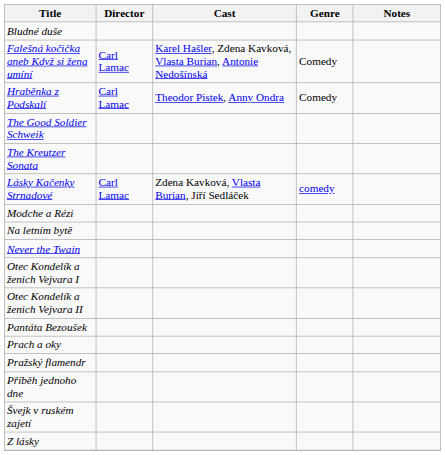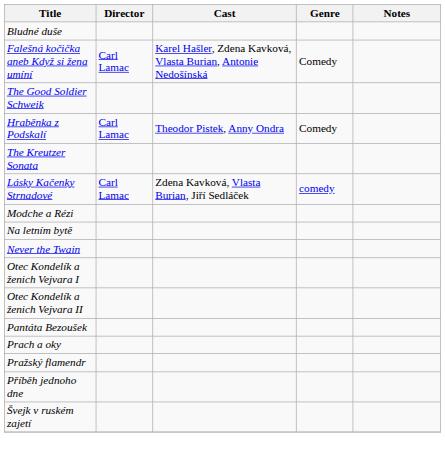rows swapped: (47, 128) <-> (33, 98)
- row: (23, 441)
